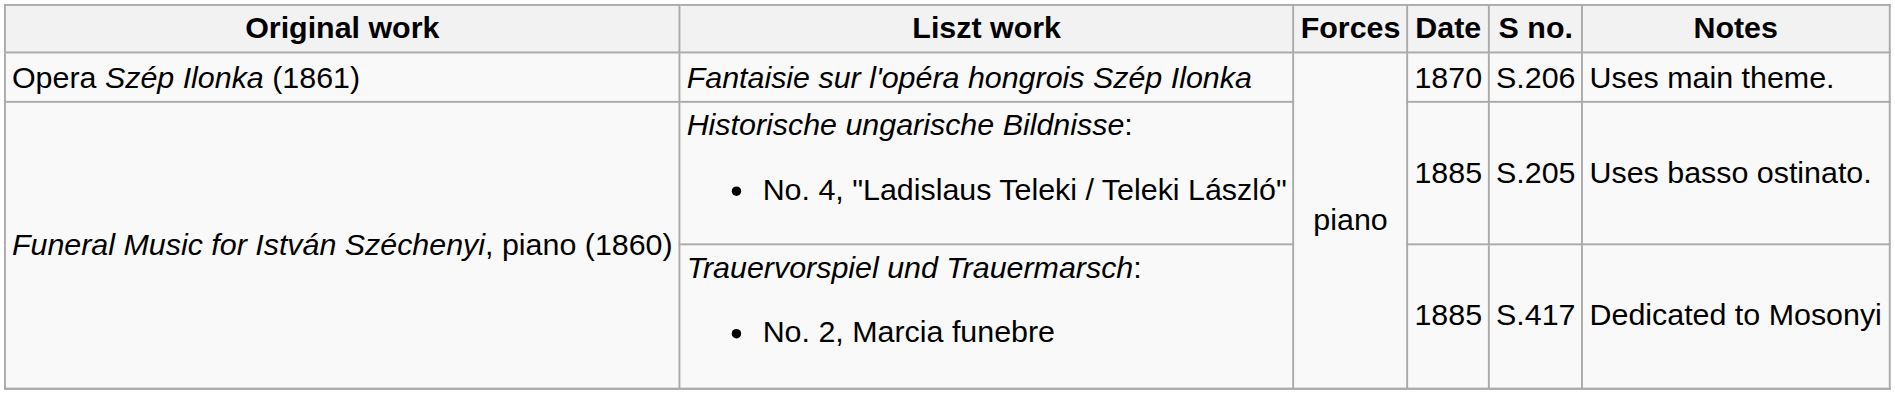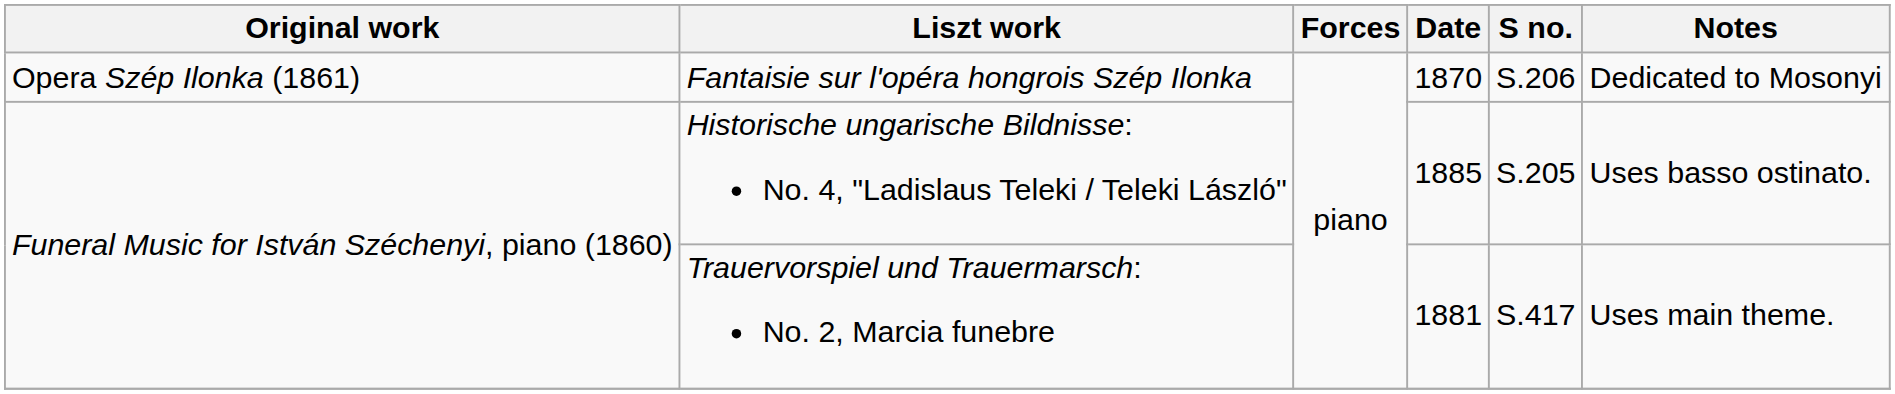(1712, 76) Uses main theme. -> (1736, 76) Dedicated to Mosonyi
(1448, 315) 1885 -> (1448, 315) 1881
(1736, 315) Dedicated to Mosonyi -> (1712, 315) Uses main theme.
